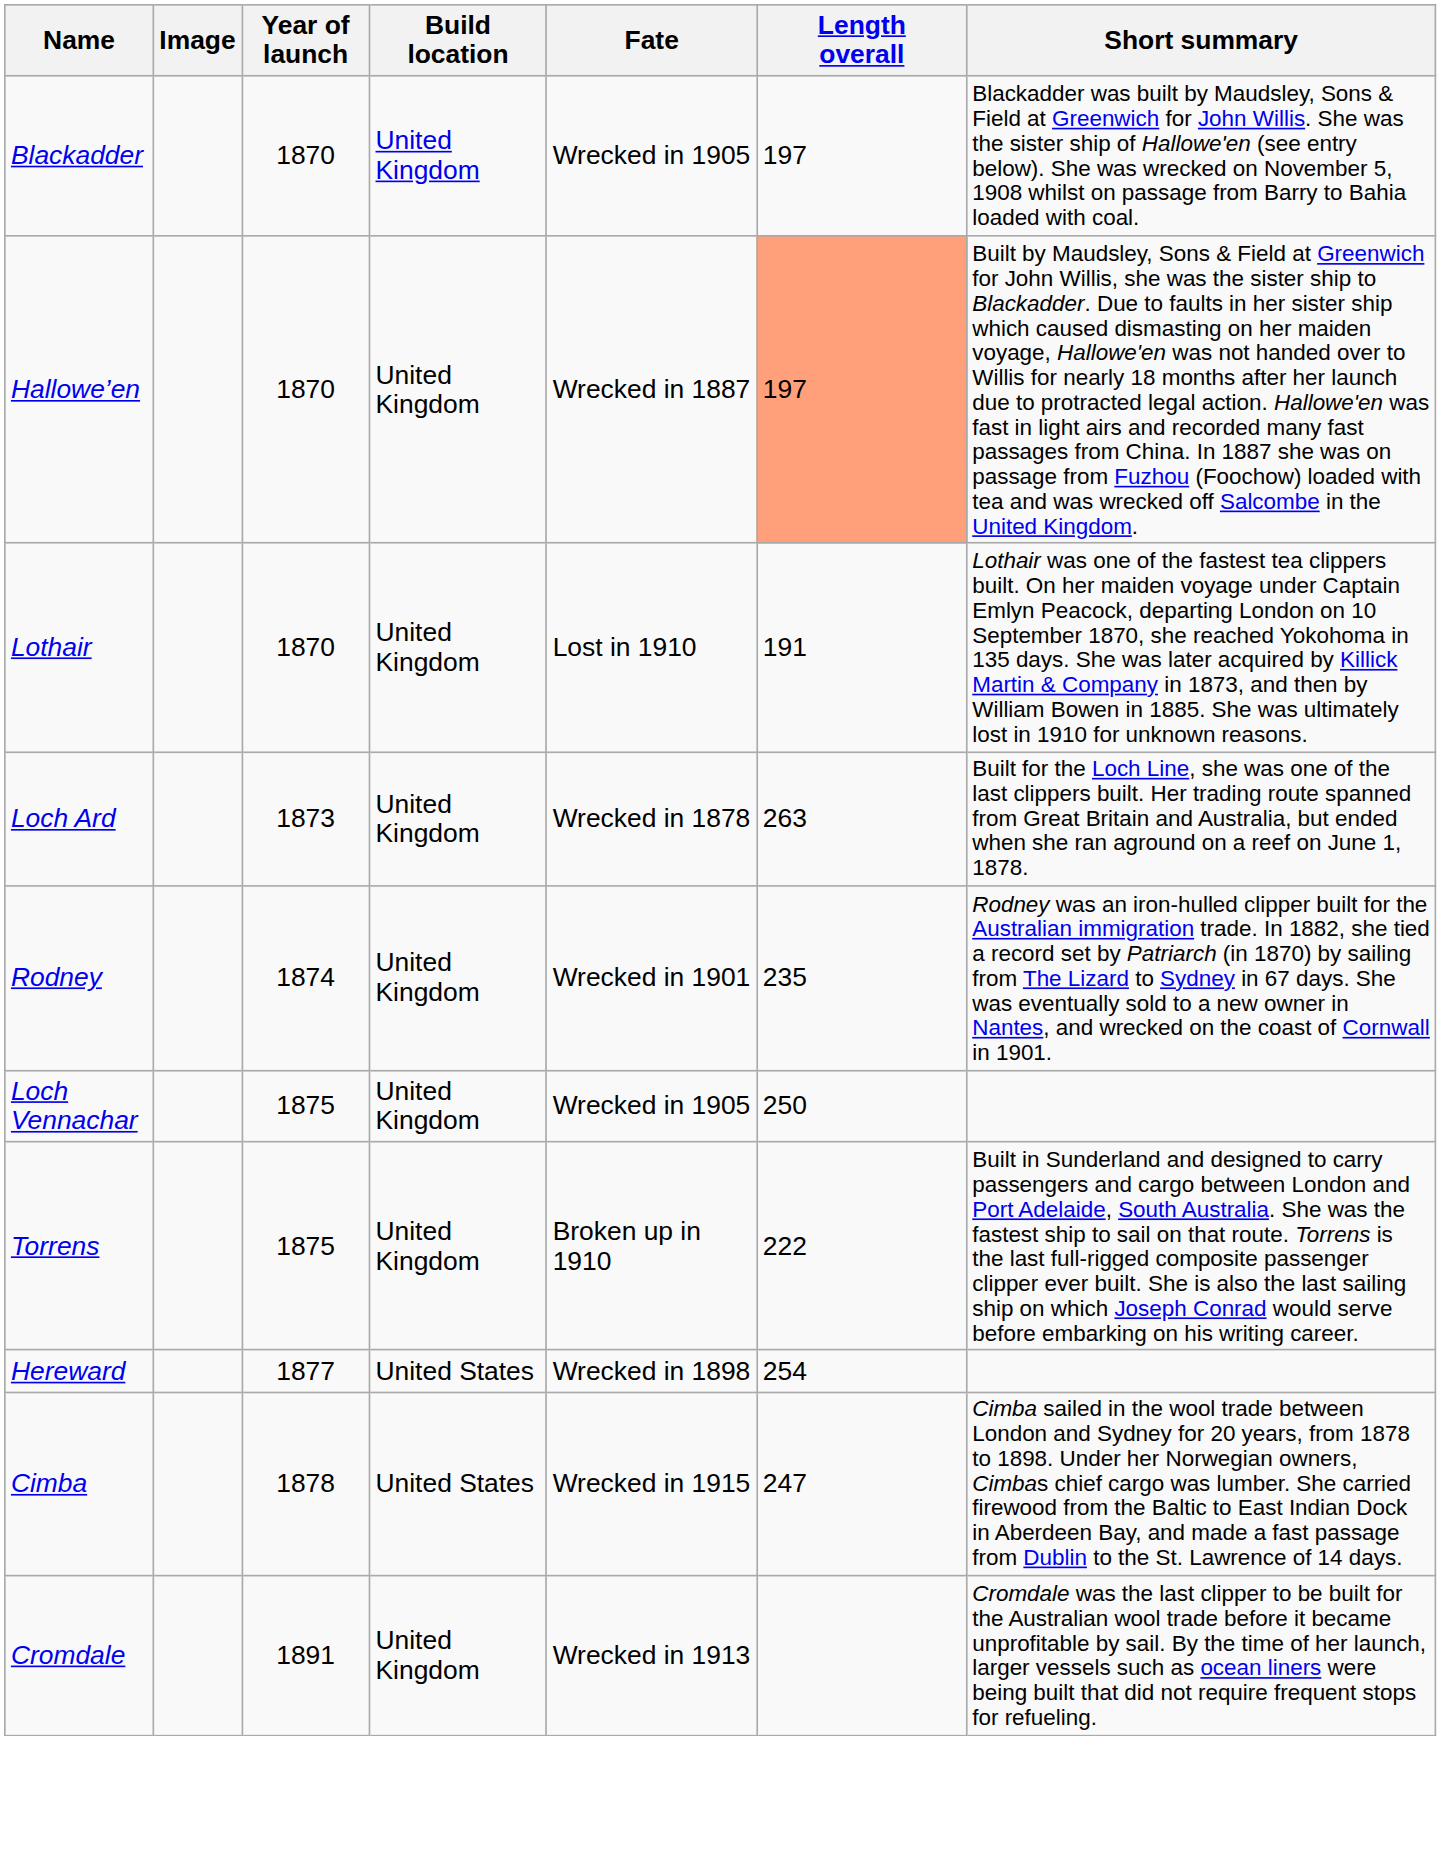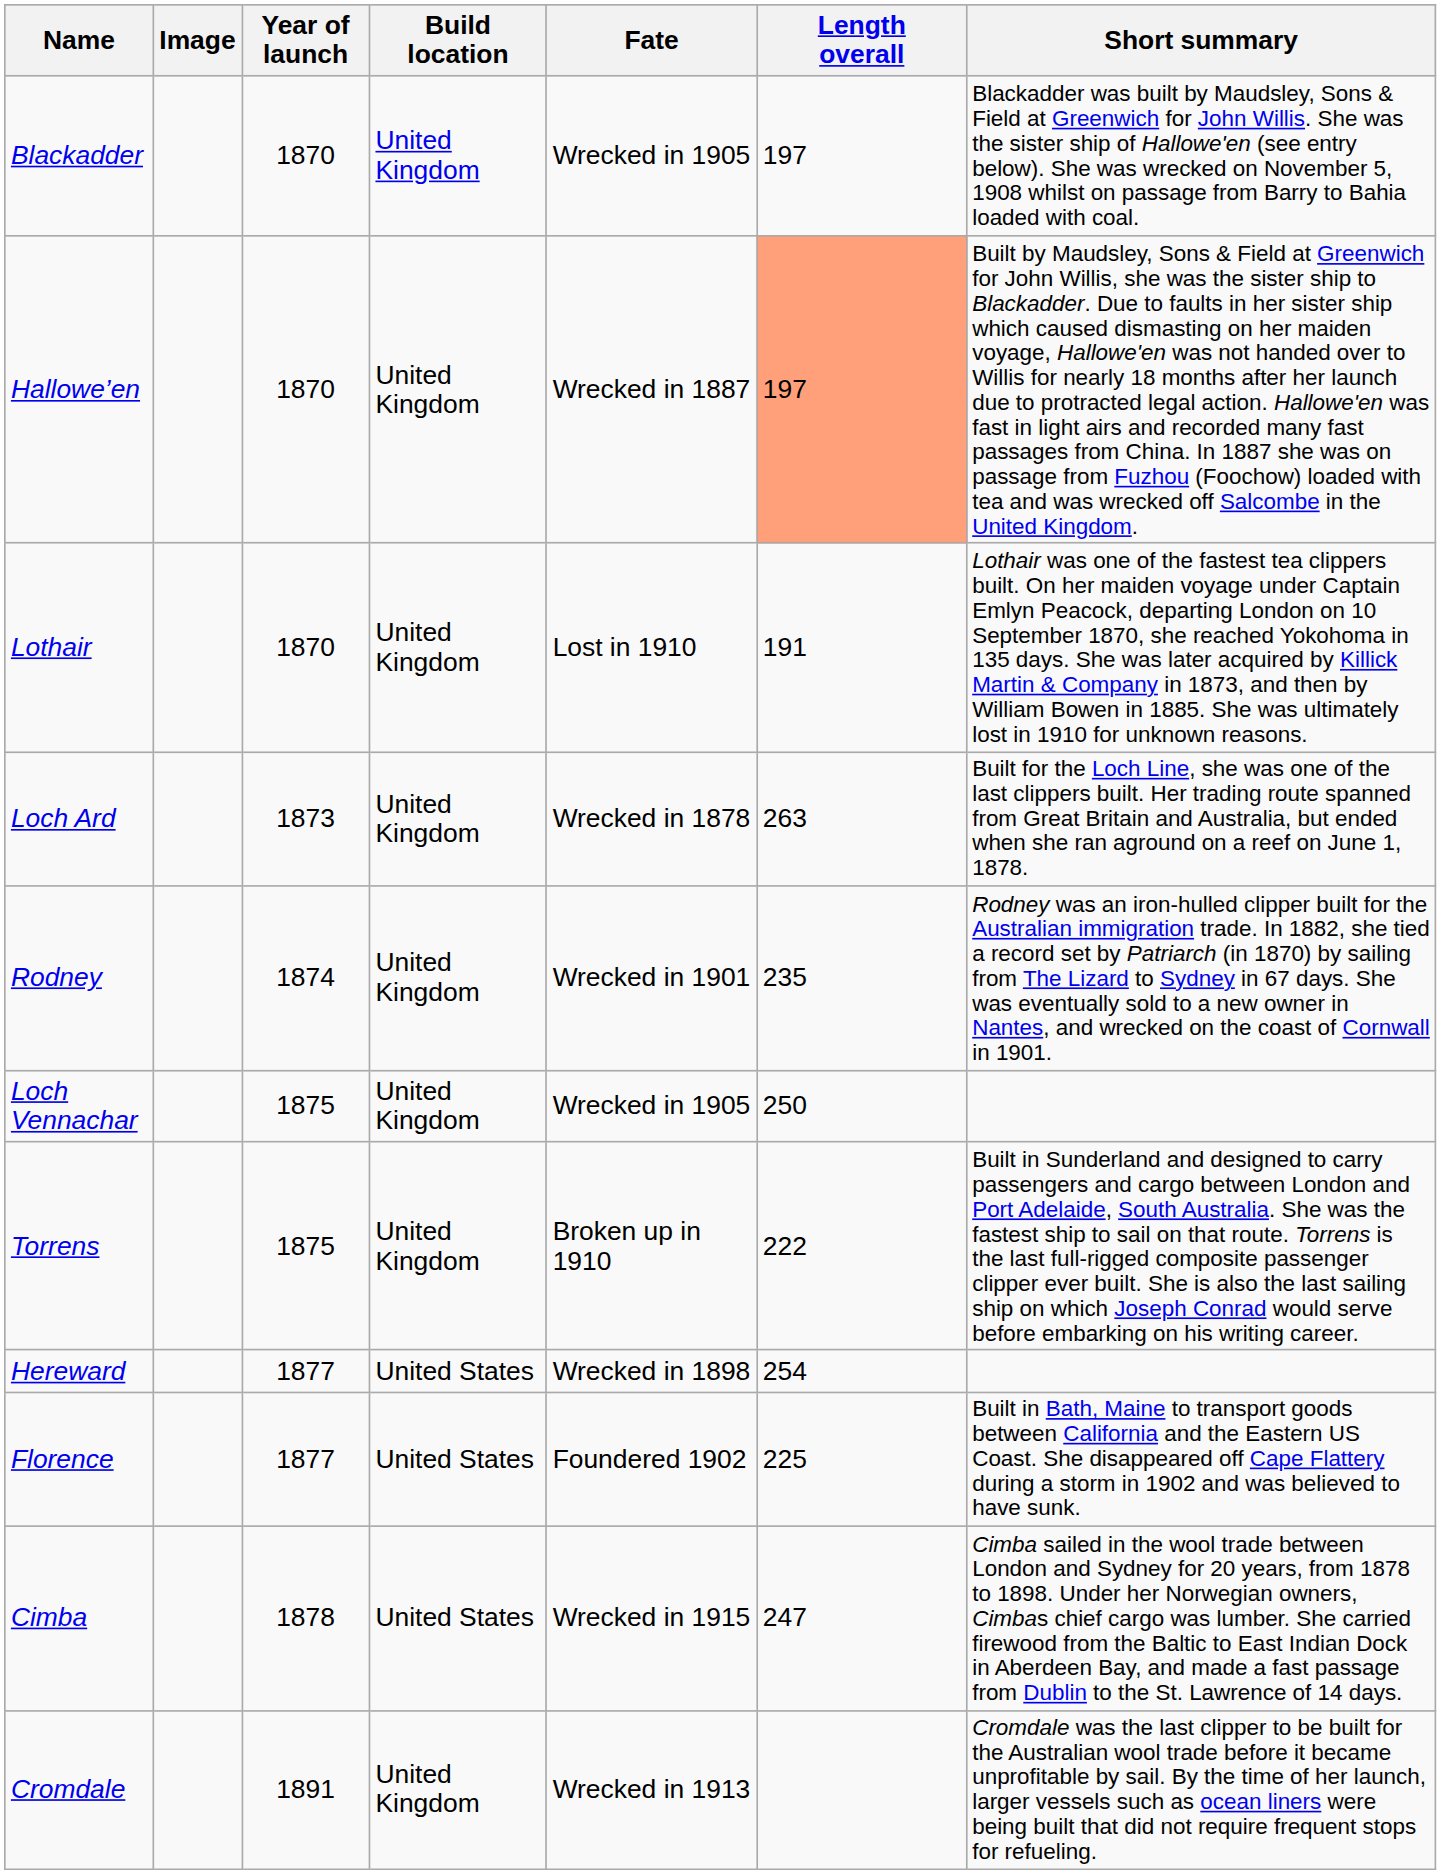+ row: (62, 1458)
